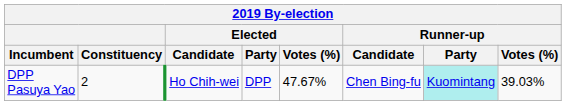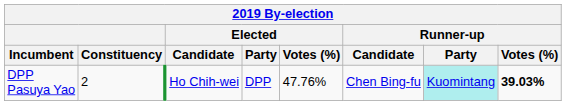(305, 82) 47.67% -> (305, 82) 47.76%
(523, 82) normal -> (523, 82) bold
